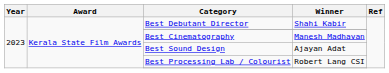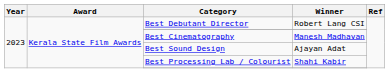(320, 23) Shahi Kabir -> (330, 23) Robert Lang CSI
(330, 62) Robert Lang CSI -> (320, 62) Shahi Kabir
